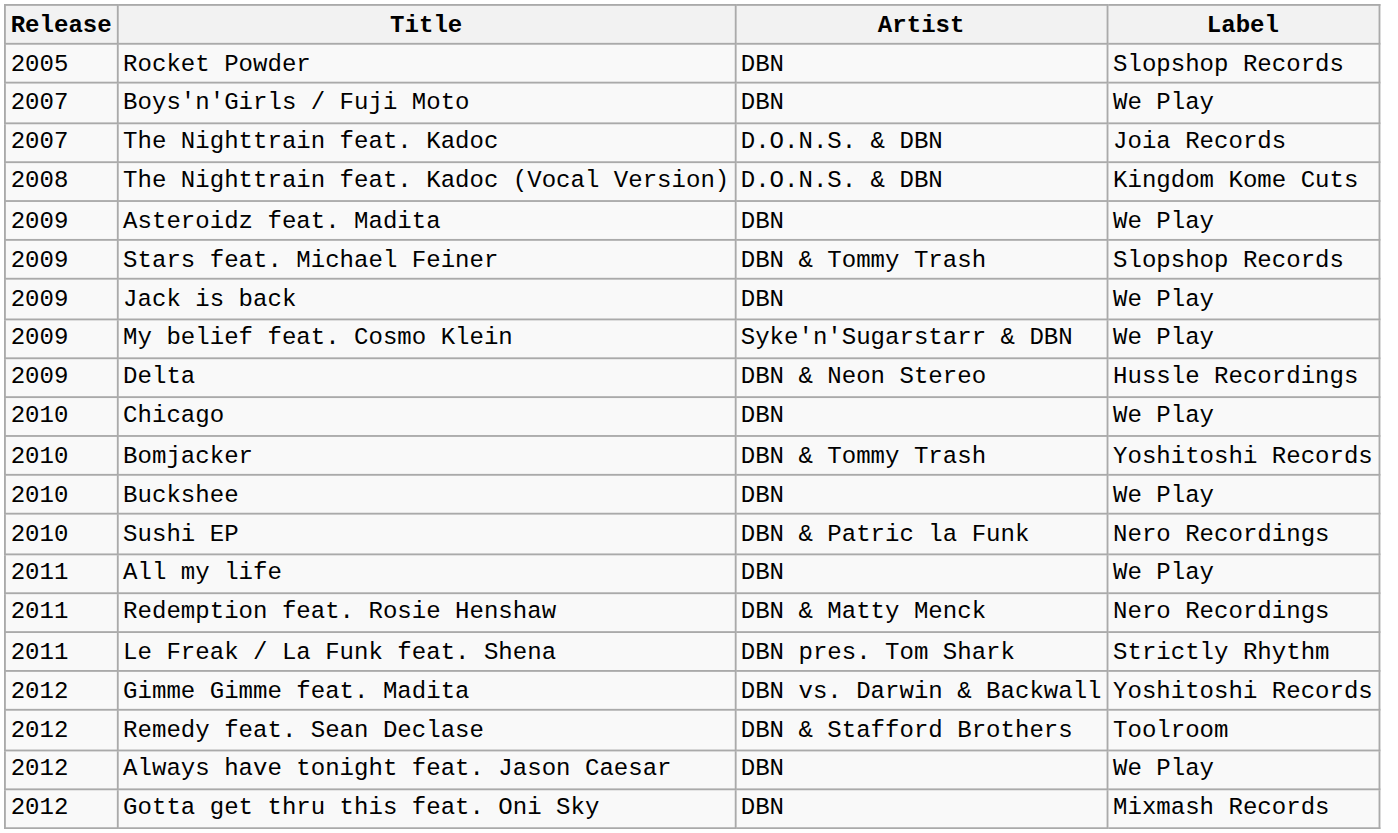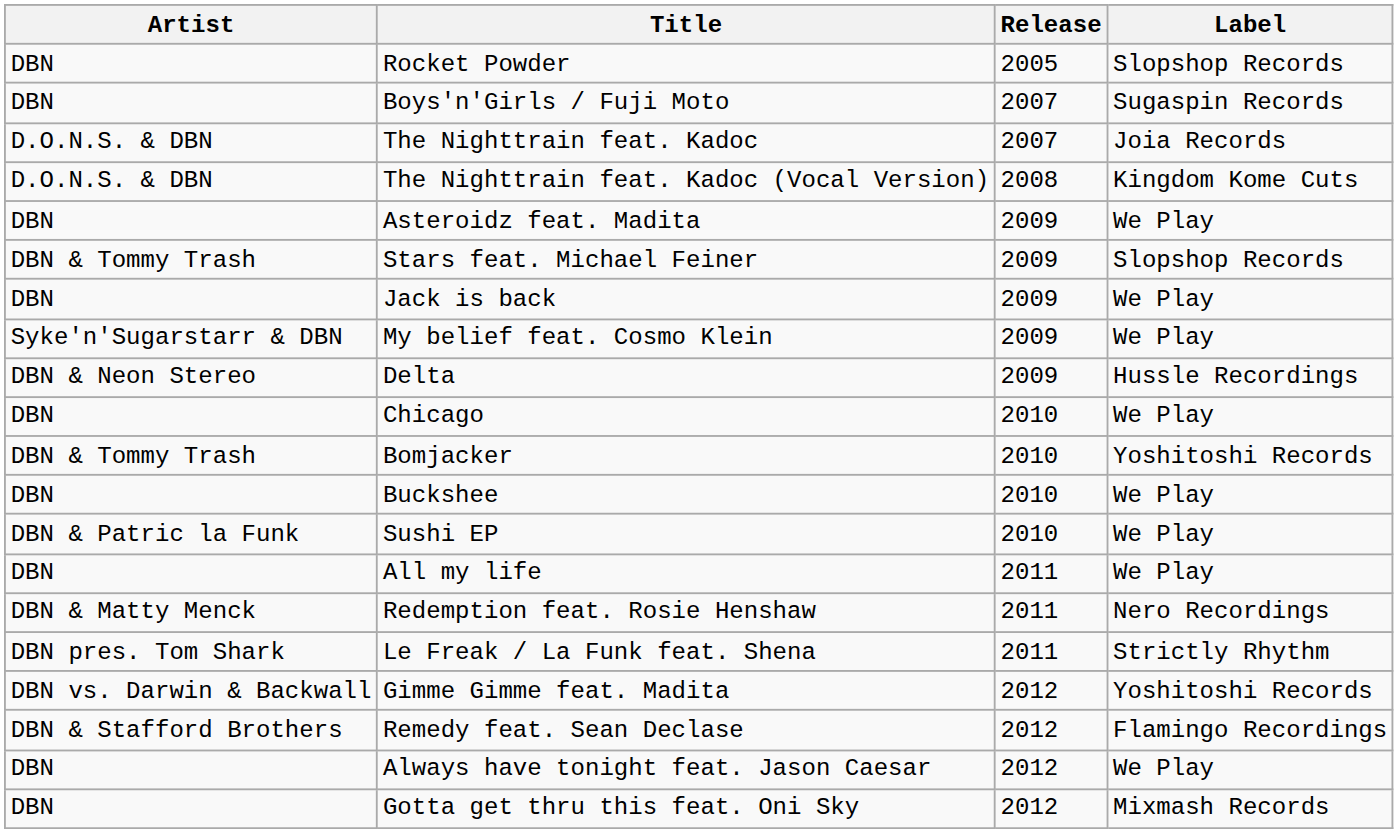columns swapped: (61, 25) <-> (921, 25)
(1164, 103) We Play -> (1228, 103) Sugaspin Records
(1221, 534) Nero Recordings -> (1164, 534) We Play
(1171, 730) Toolroom -> (1250, 730) Flamingo Recordings
